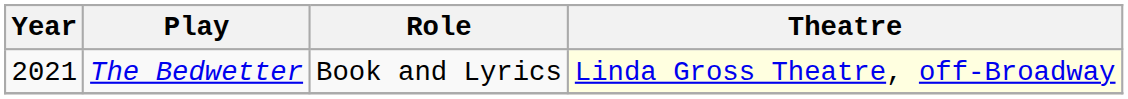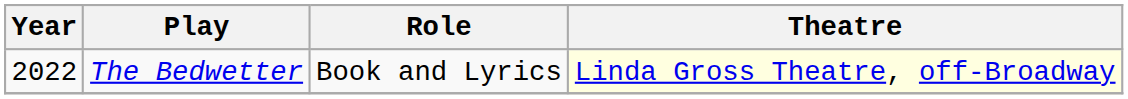(44, 72) 2021 -> (44, 72) 2022
